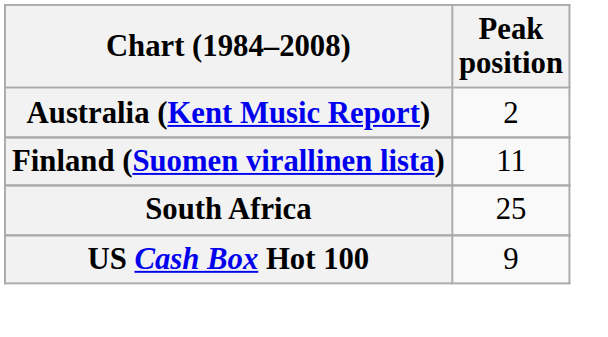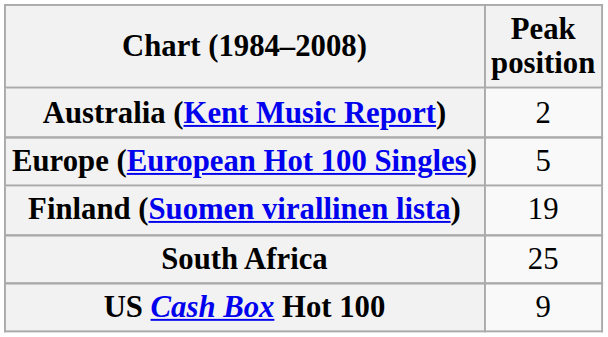+ row: (244, 160)
(511, 160) 11 -> (543, 209) 19
